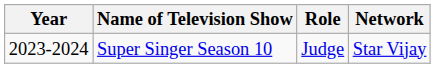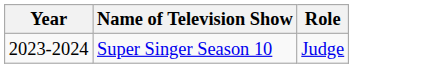- column: (390, 19)
